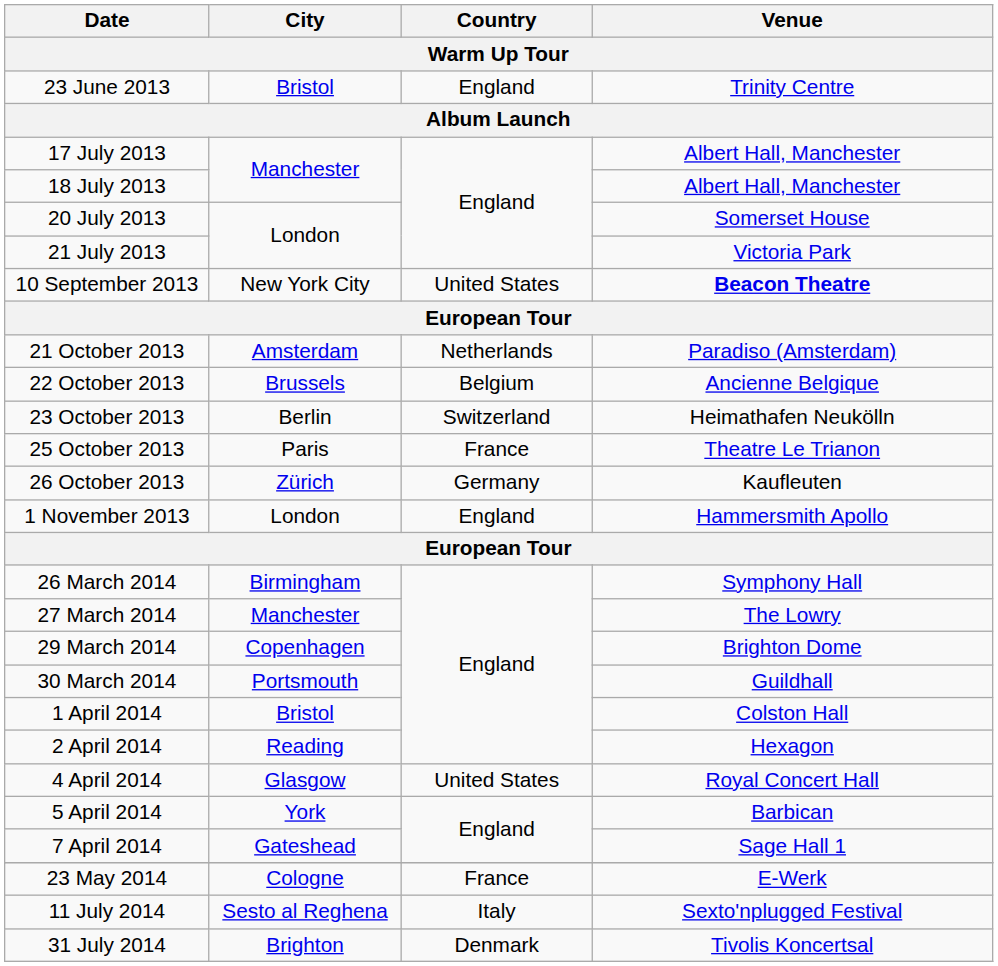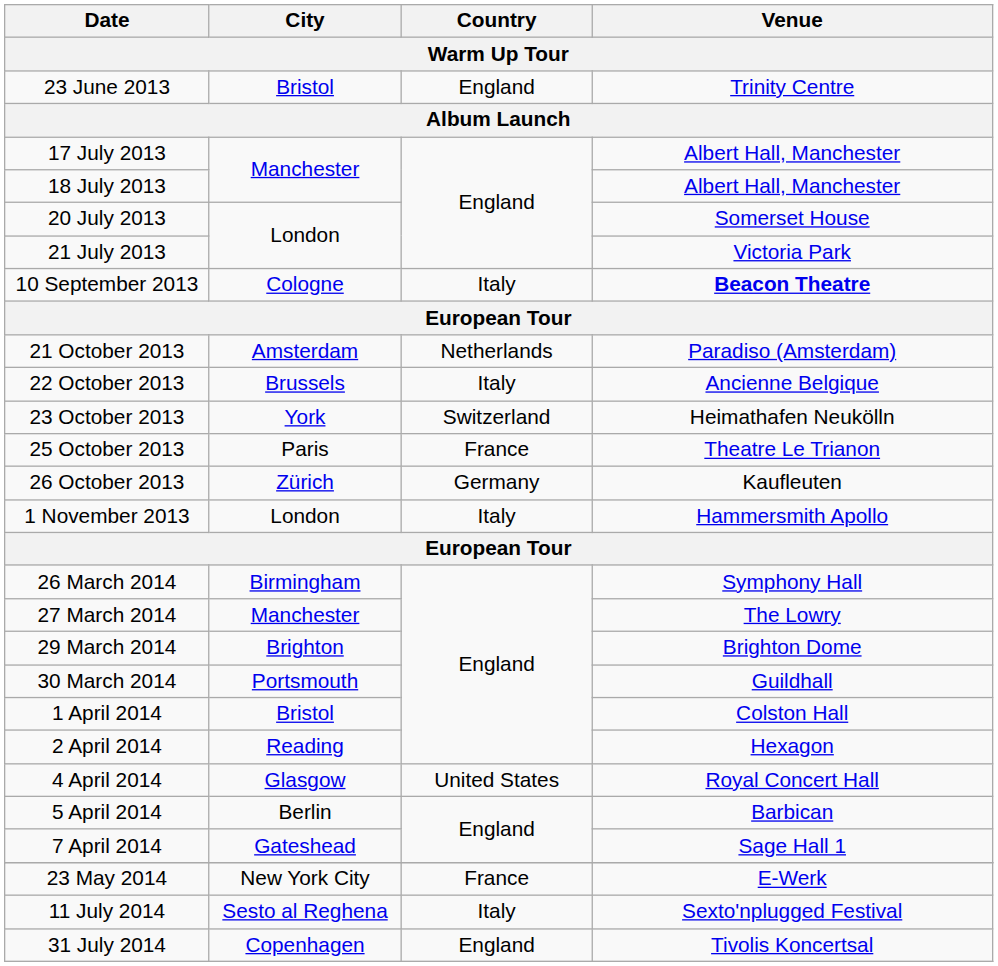(305, 284) New York City -> (305, 284) Cologne
(497, 284) United States -> (497, 284) Italy
(497, 383) Belgium -> (497, 383) Italy
(305, 416) Berlin -> (305, 416) York
(497, 515) England -> (497, 515) Italy
(305, 647) Copenhagen -> (305, 647) Brighton
(305, 812) York -> (305, 812) Berlin
(305, 878) Cologne -> (305, 878) New York City
(305, 944) Brighton -> (305, 944) Copenhagen
(497, 944) Denmark -> (497, 944) England
